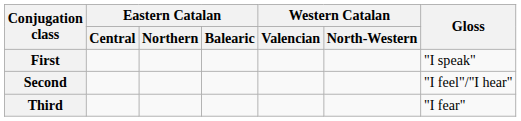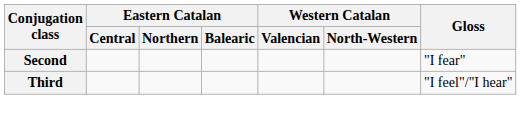- row: (45, 60)
(468, 82) "I feel"/"I hear" -> (445, 60) "I fear"
(445, 104) "I fear" -> (468, 82) "I feel"/"I hear"
